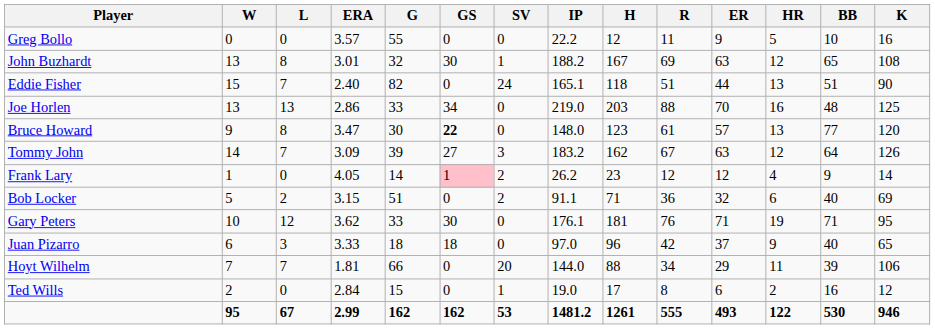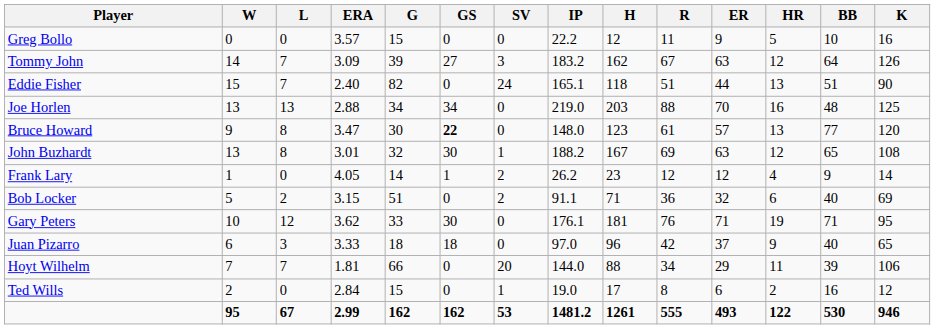(396, 38) 55 -> (396, 38) 15
rows swapped: (50, 61) <-> (45, 152)
(347, 107) 2.86 -> (347, 107) 2.88
(396, 107) 33 -> (396, 107) 34
(447, 175) pink background -> (447, 175) no background
